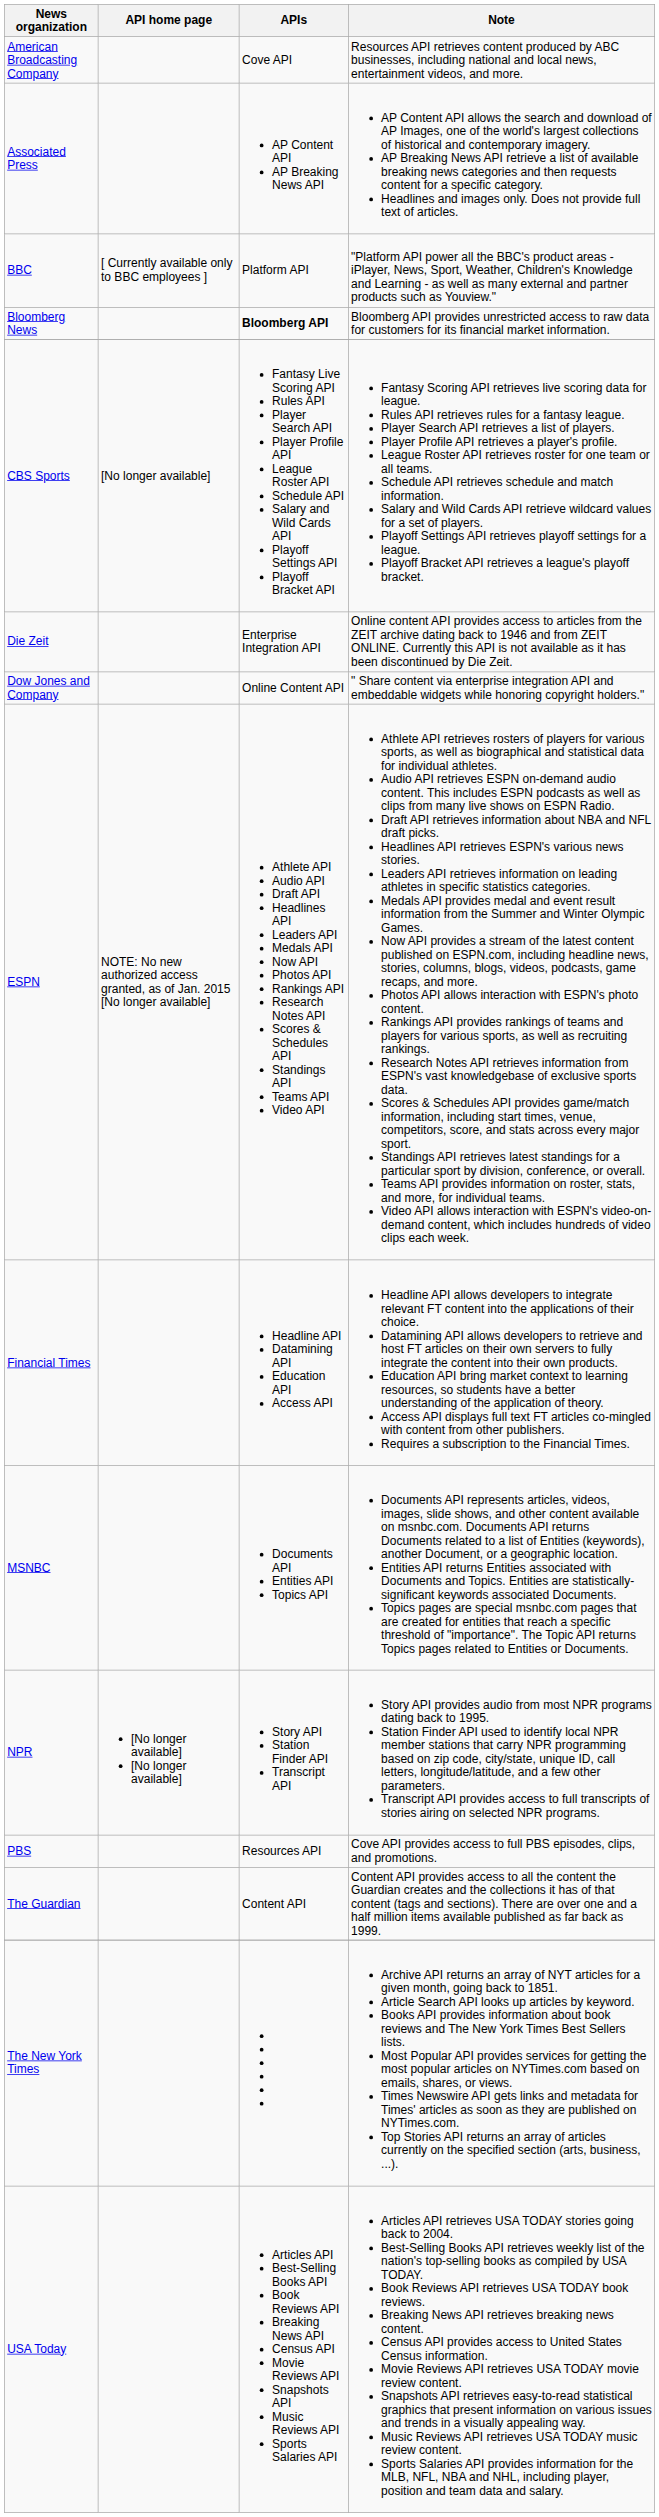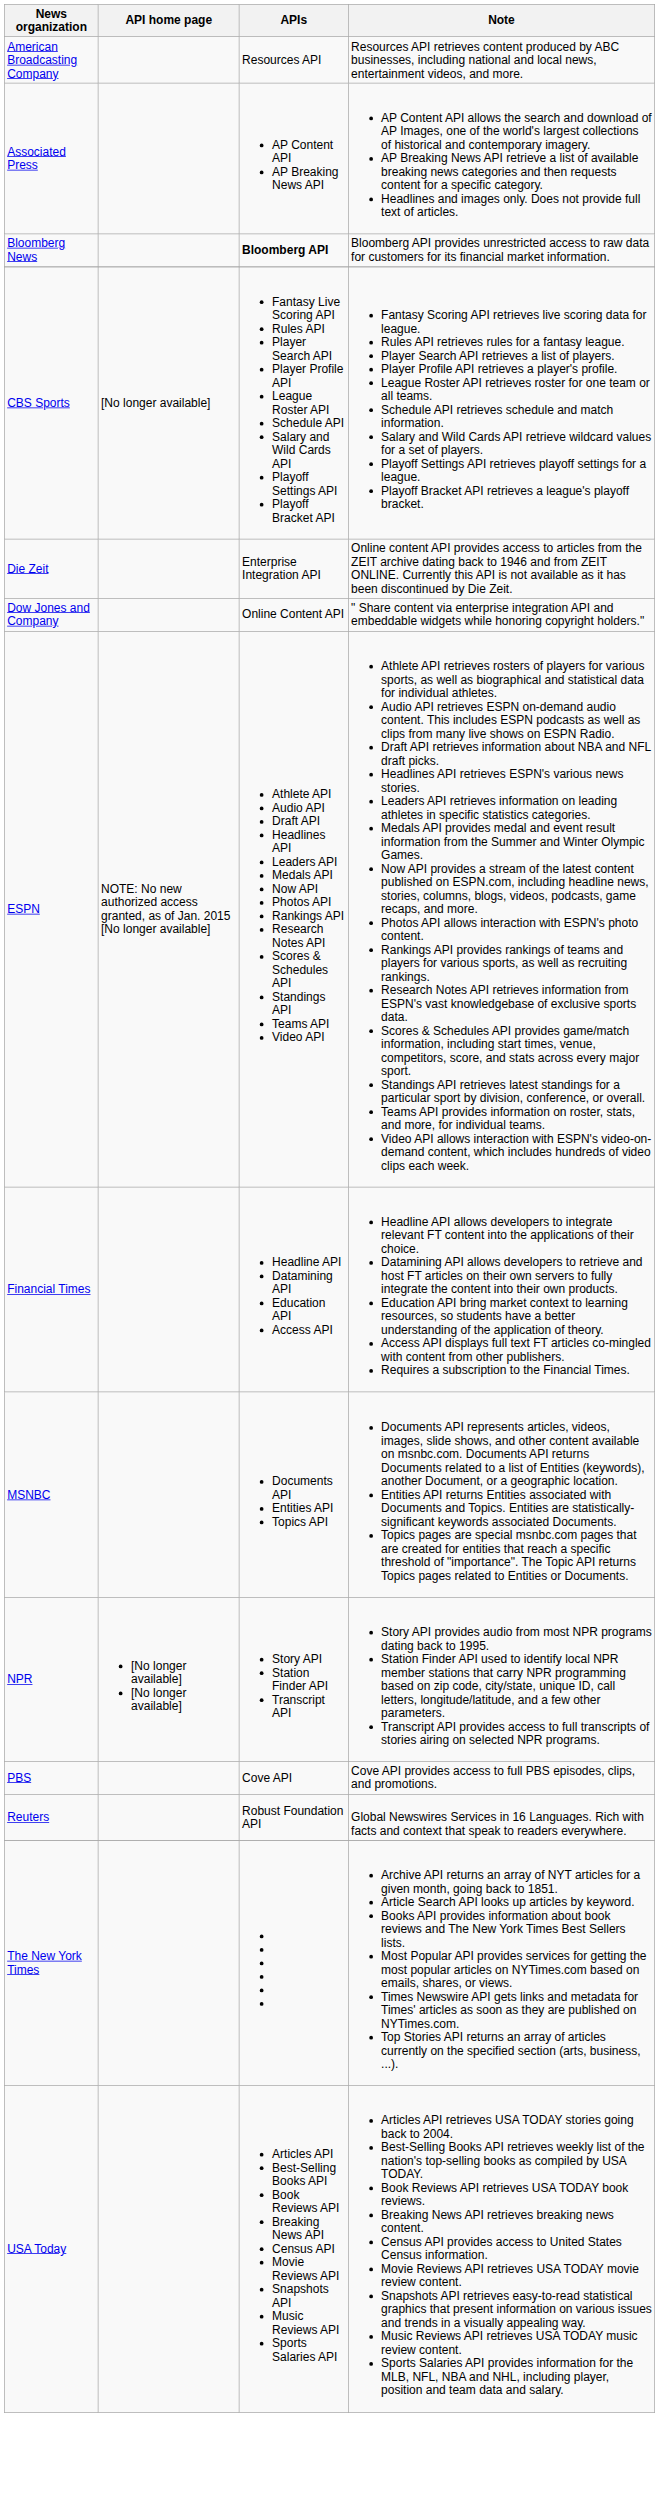(267, 60) Cove API -> (282, 60) Resources API
- row: (19, 270)
(282, 1851) Resources API -> (267, 1778) Cove API
+ row: (28, 1817)
- row: (44, 1903)
